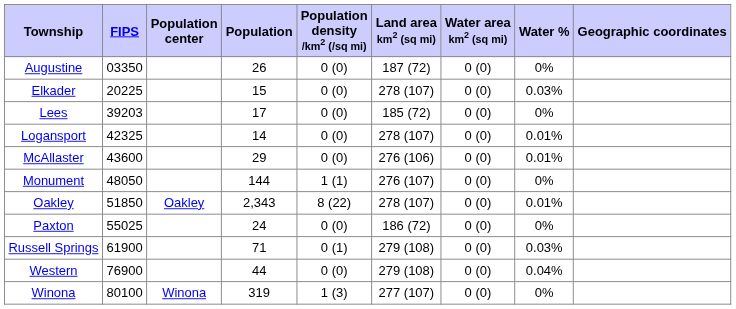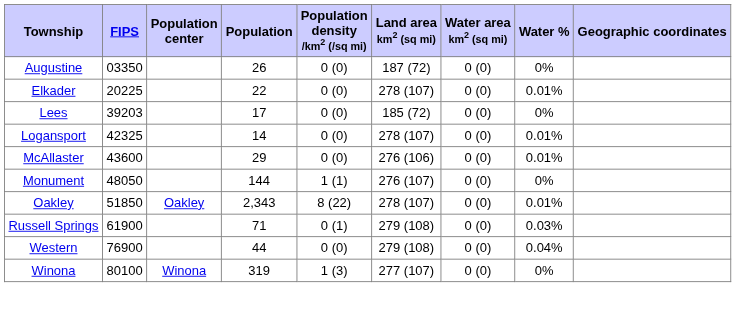(259, 90) 15 -> (259, 90) 22
(544, 90) 0.03% -> (544, 90) 0.01%
- row: (53, 225)
